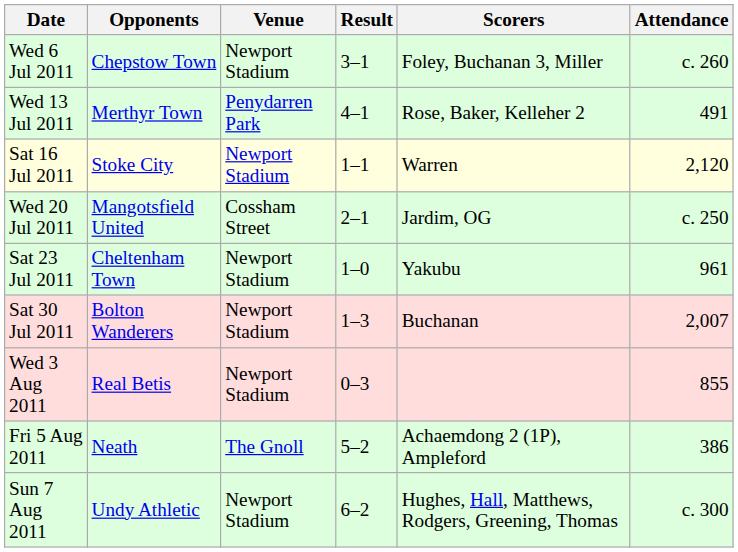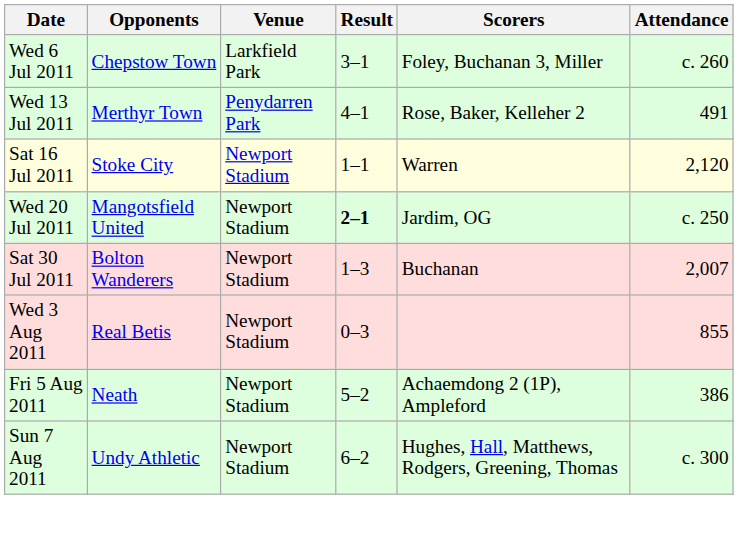(259, 60) Newport Stadium -> (261, 60) Larkfield Park
(260, 217) Cossham Street -> (259, 217) Newport Stadium
(355, 217) normal -> (355, 217) bold
- row: (41, 269)
(264, 446) The Gnoll -> (259, 394) Newport Stadium
